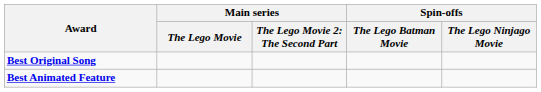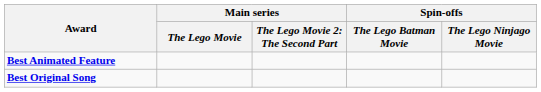rows swapped: (61, 78) <-> (51, 60)
